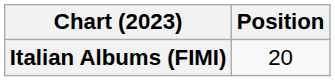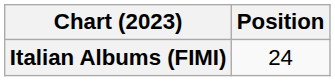(281, 57) 20 -> (281, 57) 24
